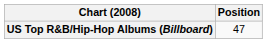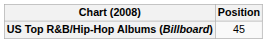(239, 30) 47 -> (239, 30) 45
